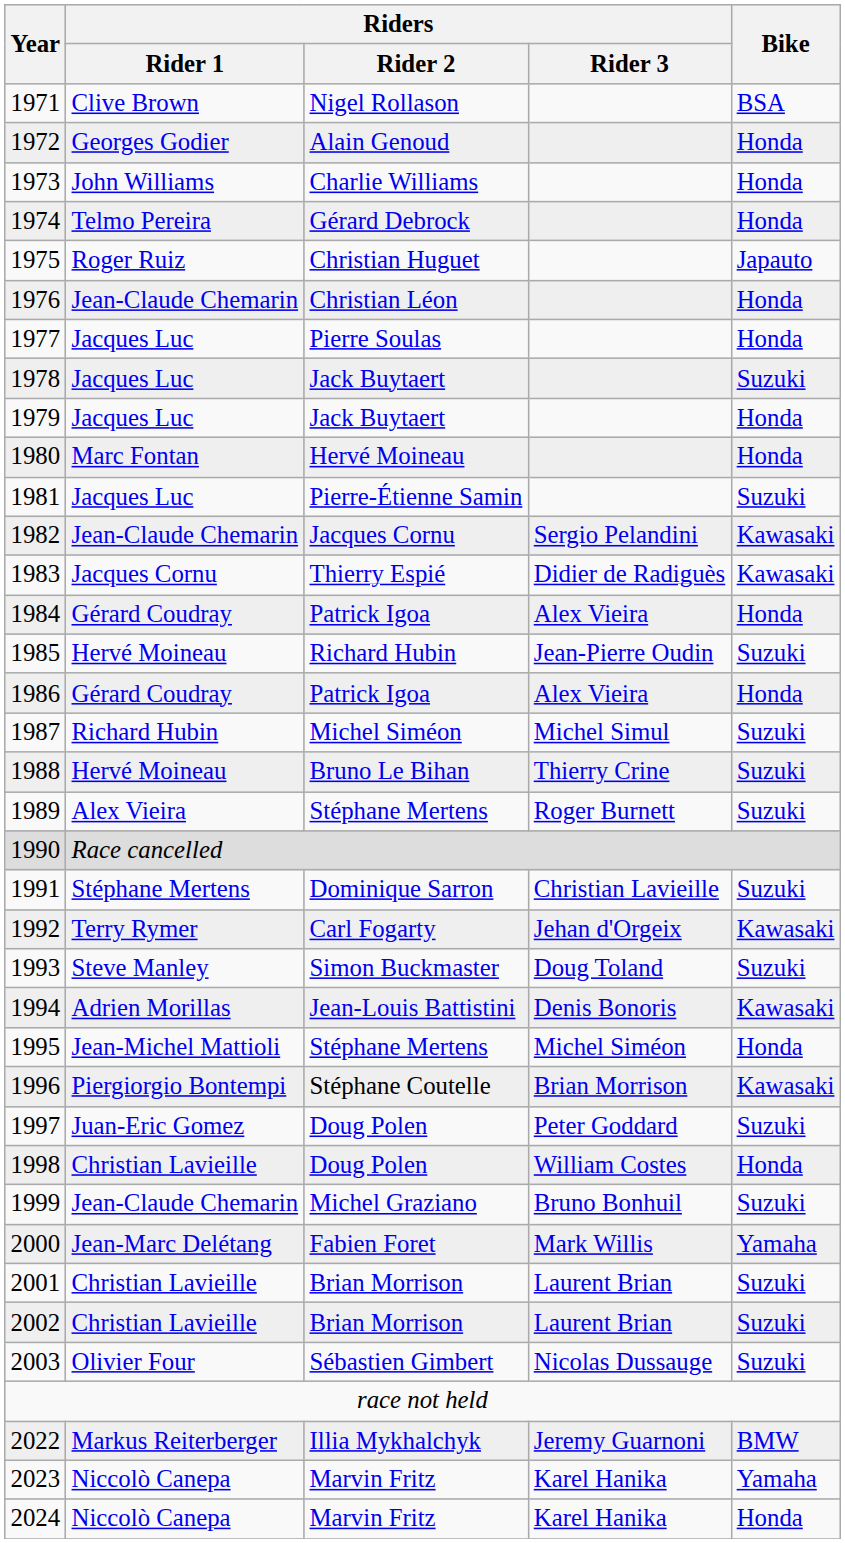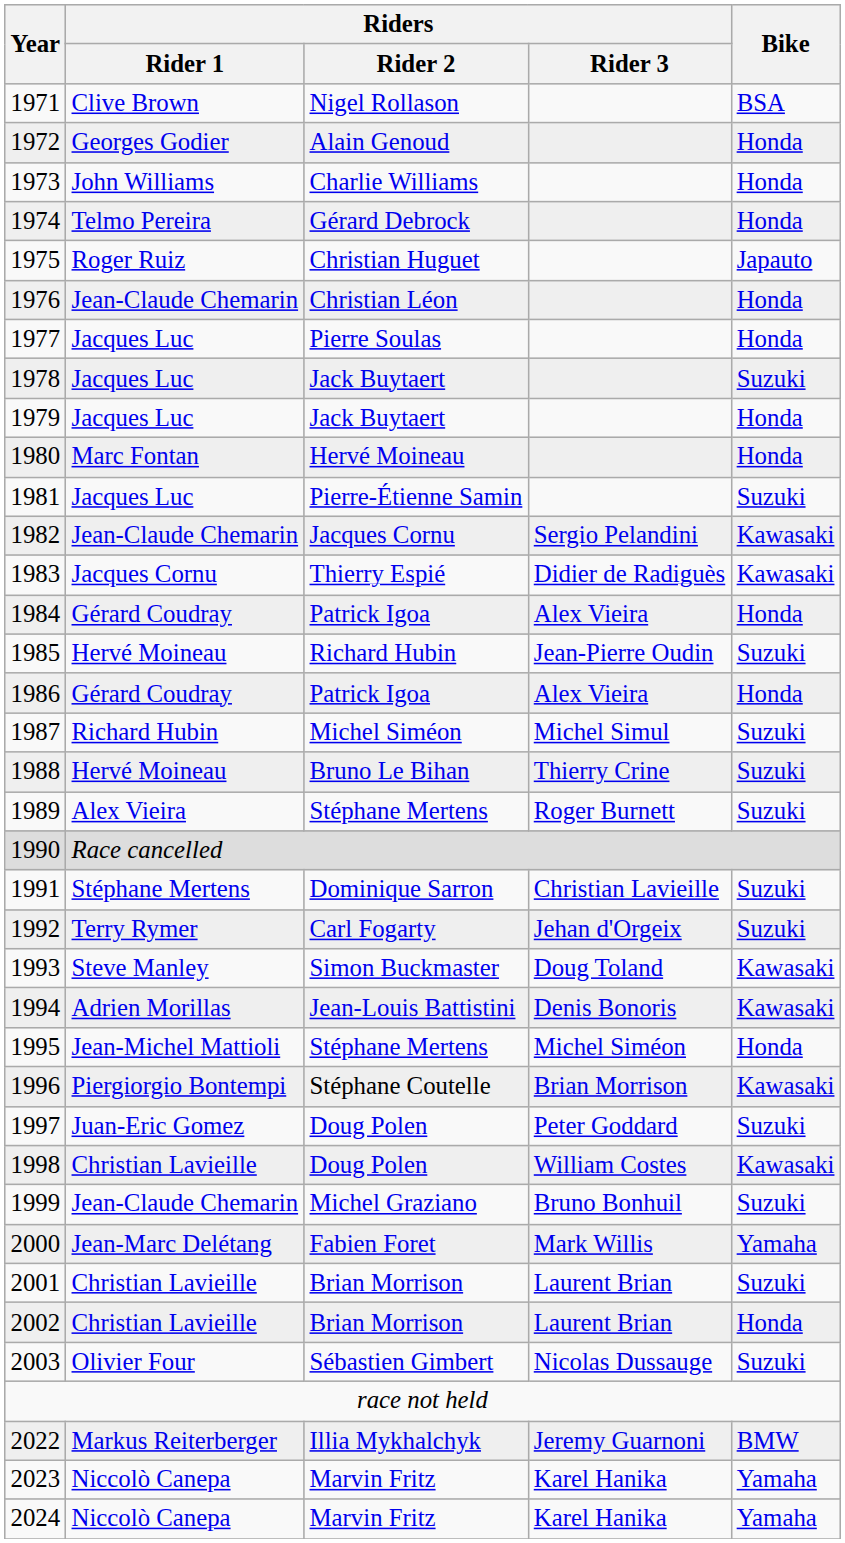(786, 928) Kawasaki -> (771, 928) Suzuki
(771, 968) Suzuki -> (786, 968) Kawasaki
(770, 1164) Honda -> (786, 1164) Kawasaki
(771, 1322) Suzuki -> (770, 1322) Honda
(770, 1518) Honda -> (777, 1518) Yamaha
